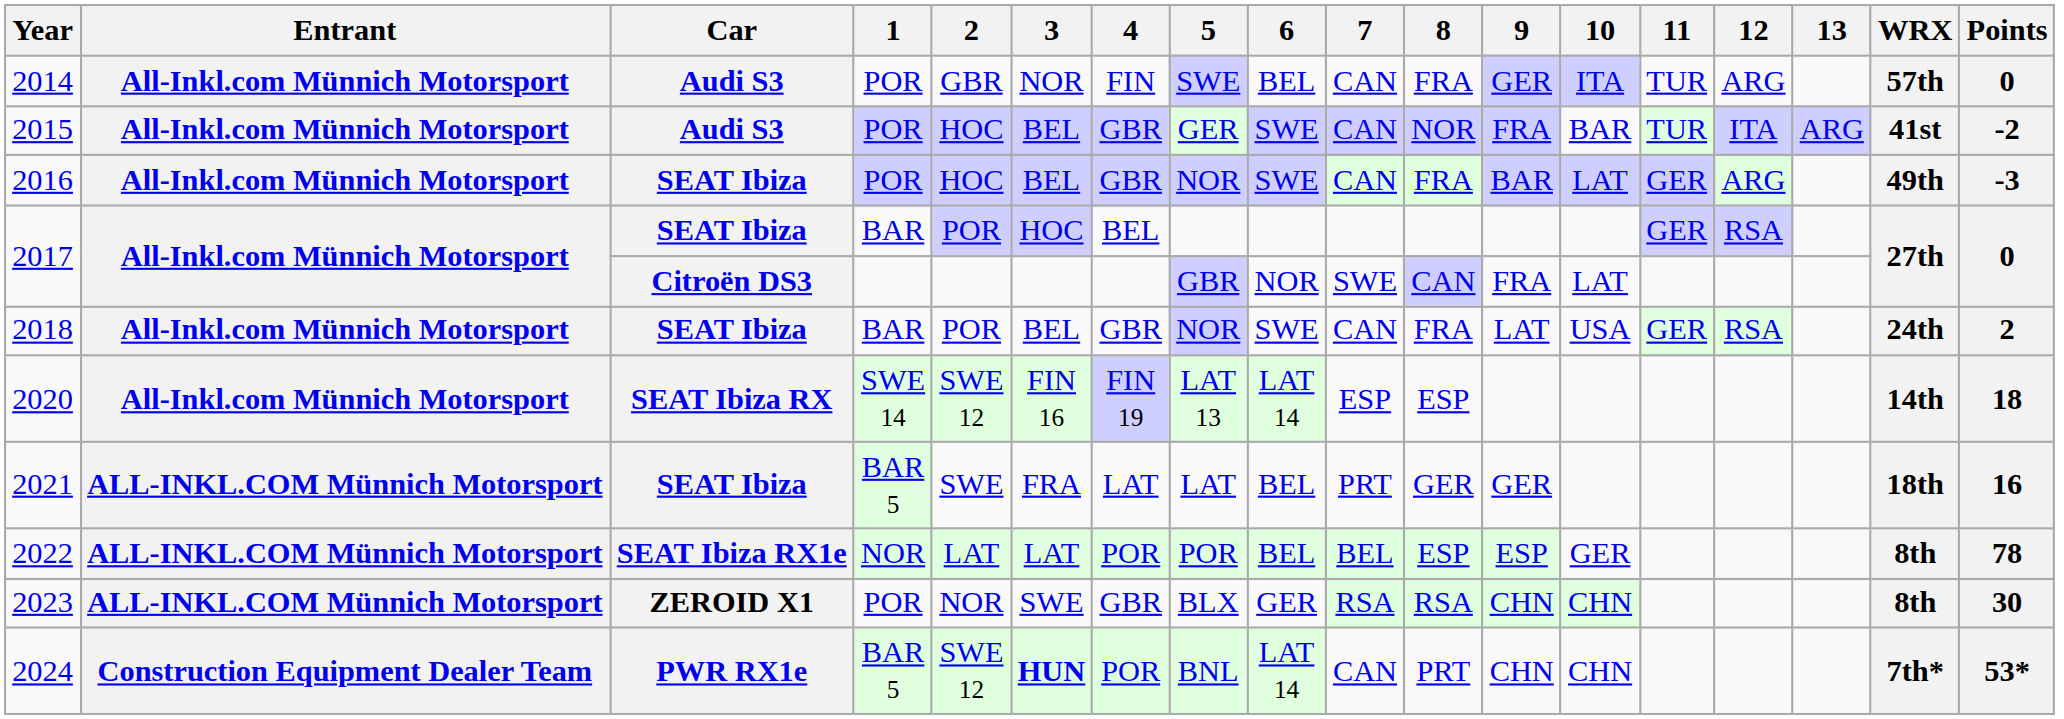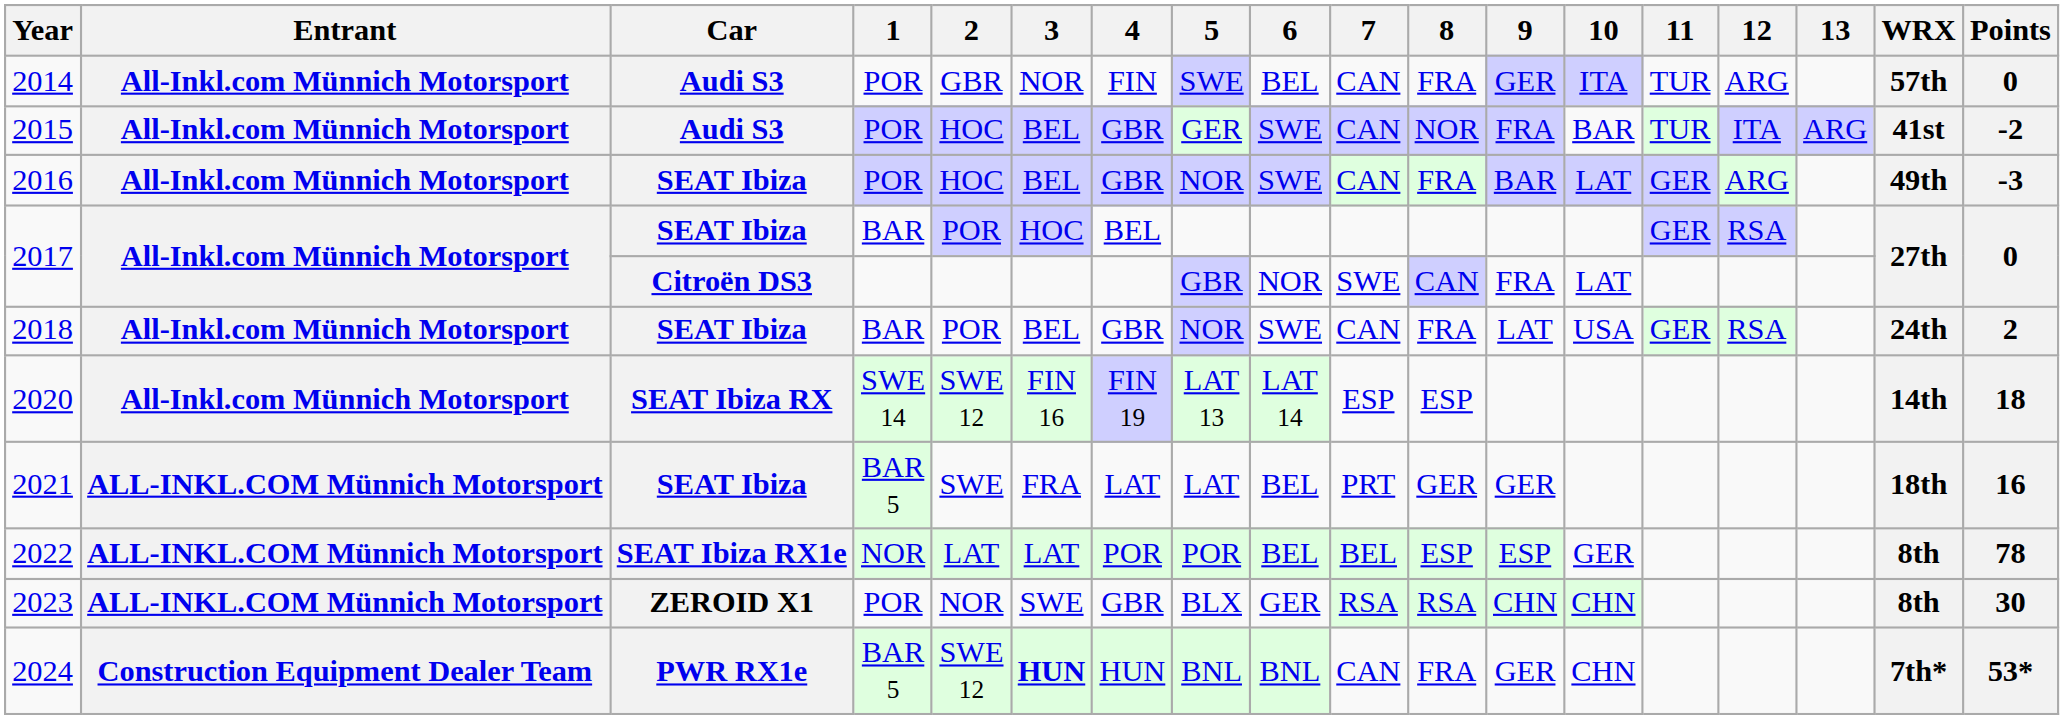(1131, 670) POR -> (1132, 670) HUN
(1287, 670) LAT 14 -> (1290, 670) BNL
(1443, 670) PRT -> (1447, 670) FRA
(1522, 670) CHN -> (1525, 670) GER
